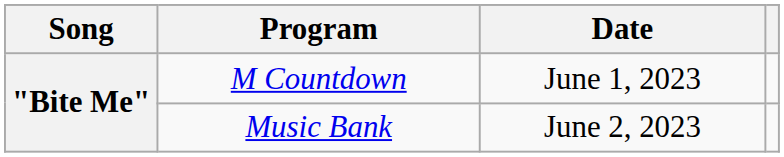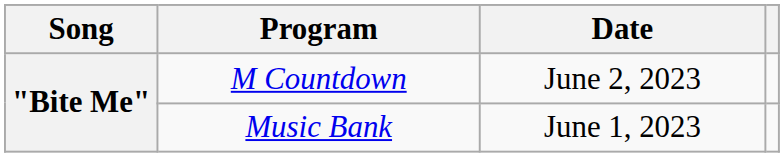(622, 77) June 1, 2023 -> (622, 77) June 2, 2023
(622, 126) June 2, 2023 -> (622, 126) June 1, 2023
